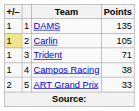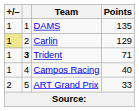(124, 40) 105 -> (124, 40) 129
(27, 55) normal -> (27, 55) bold
(127, 70) 38 -> (127, 70) 40
